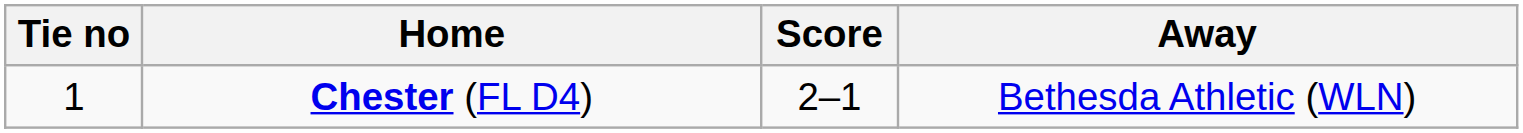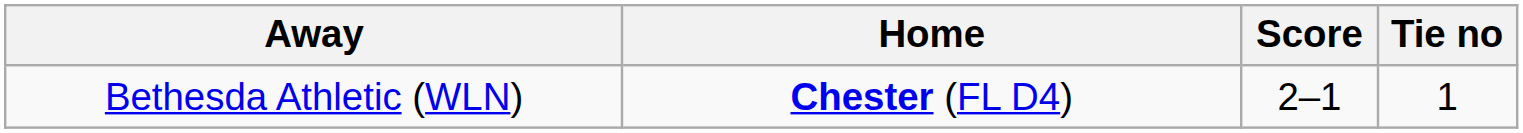columns swapped: (74, 34) <-> (1207, 34)
